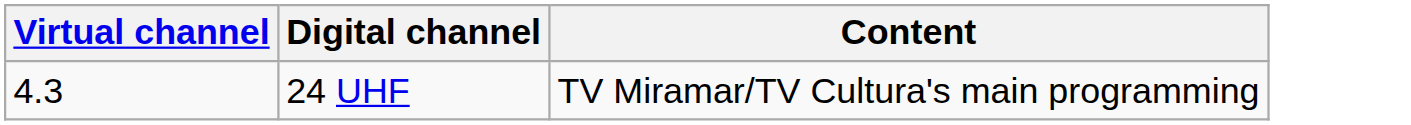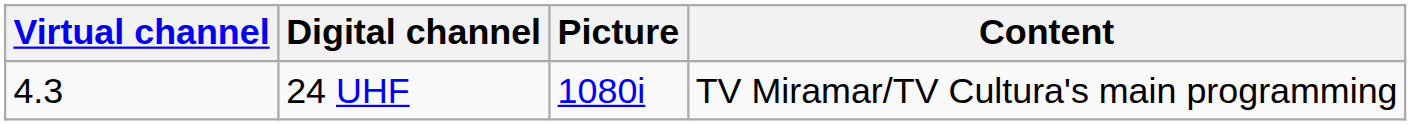+ column: (618, 32)
